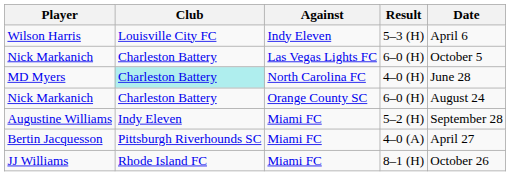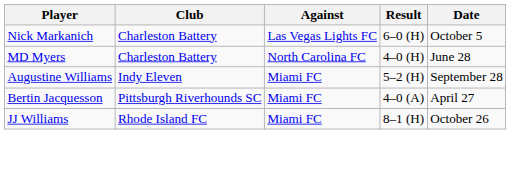- row: (44, 35)
(167, 77) paleturquoise background -> (167, 56) no background
- row: (50, 98)
